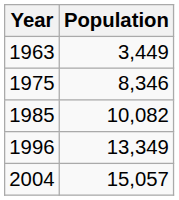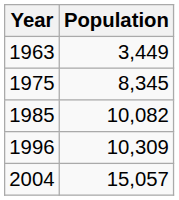(143, 84) 8,346 -> (143, 84) 8,345
(138, 147) 13,349 -> (138, 147) 10,309
